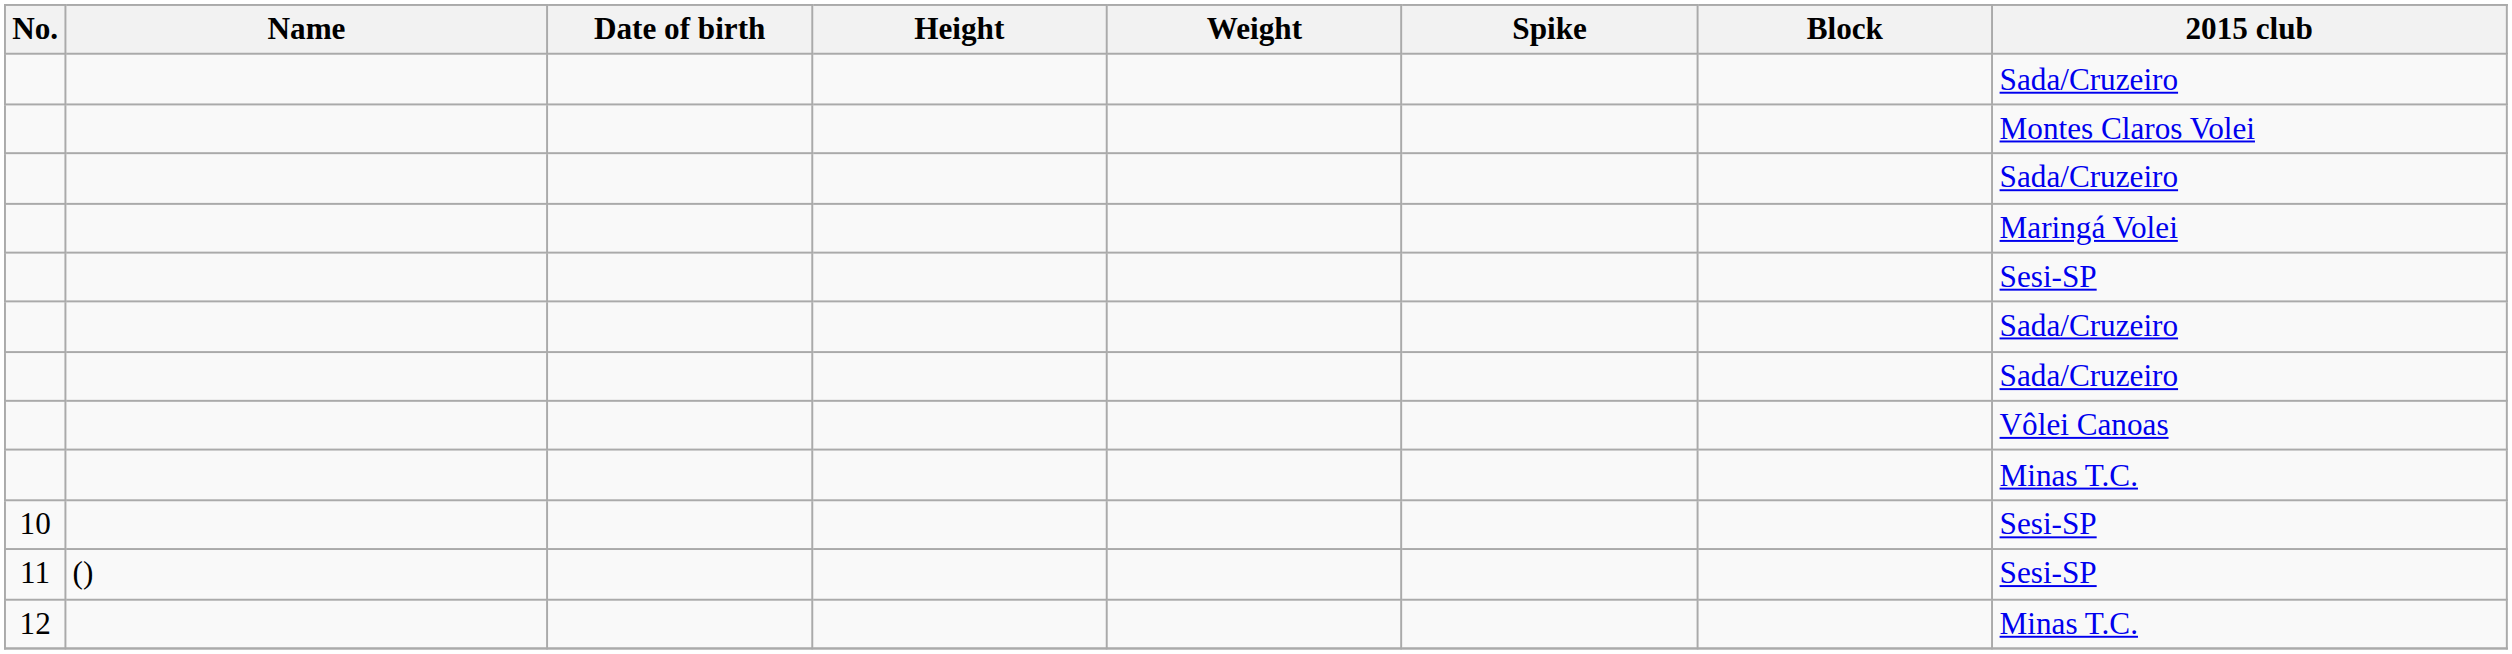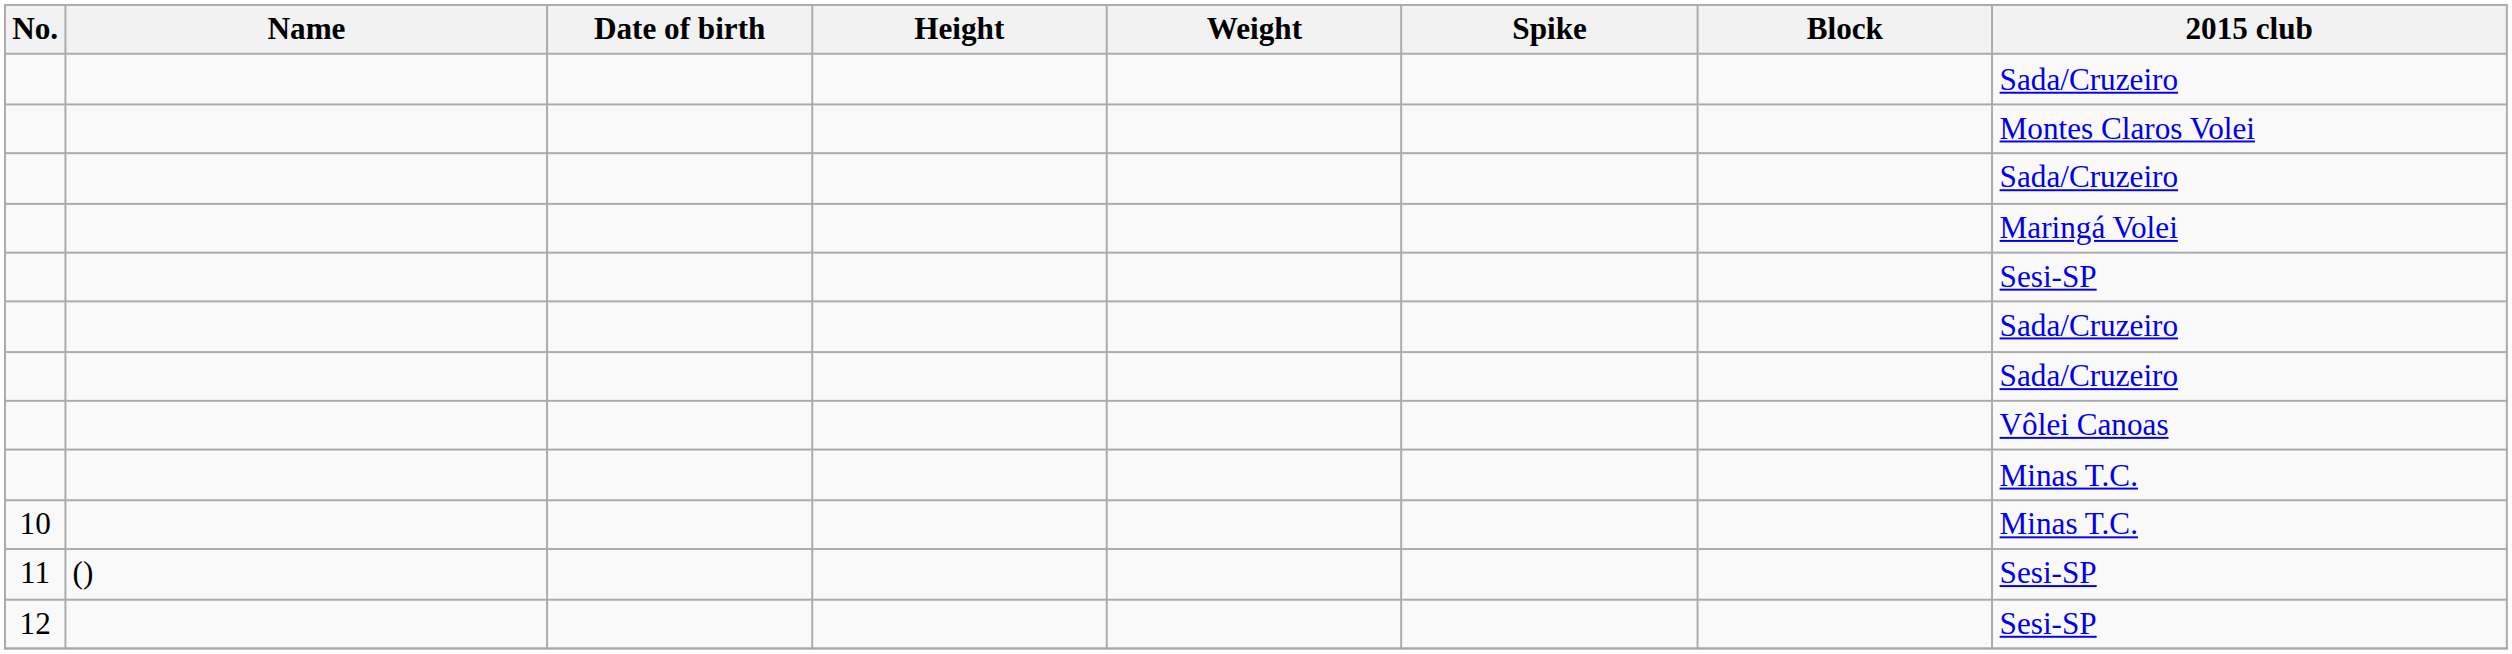(2048, 524) Sesi-SP -> (2069, 524) Minas T.C.
(2069, 623) Minas T.C. -> (2048, 623) Sesi-SP
